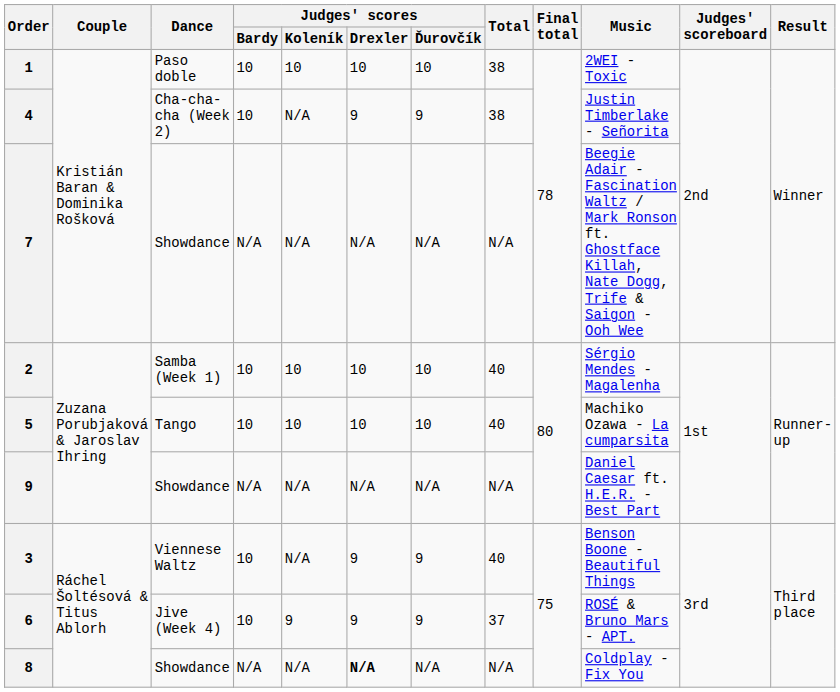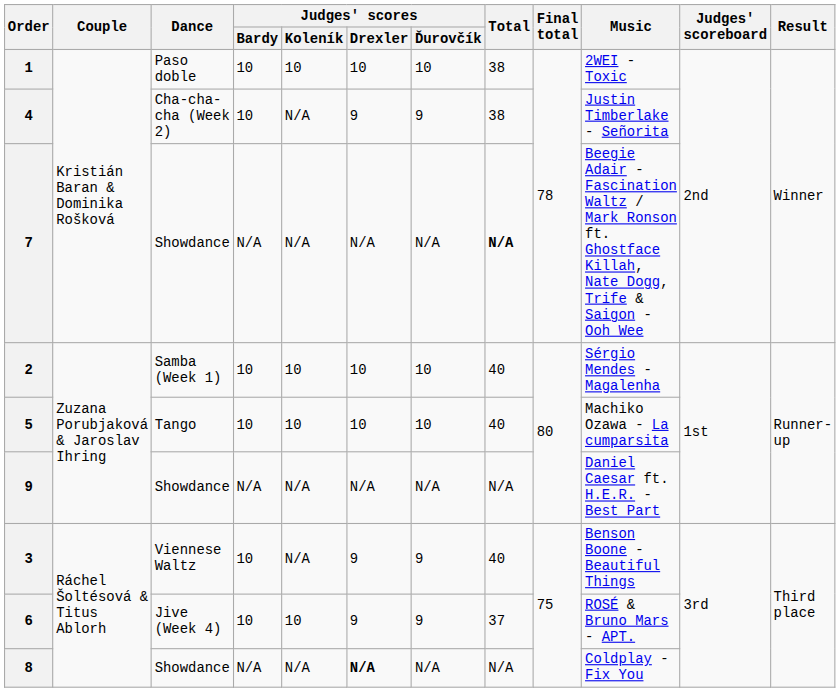(501, 243) normal -> (501, 243) bold
(289, 621) 9 -> (293, 621) 10
